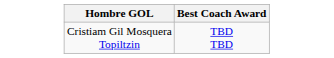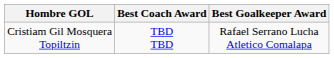+ column: (269, 13)
